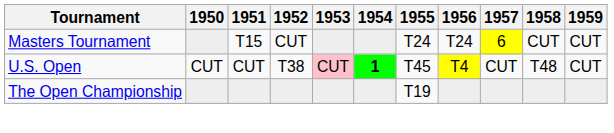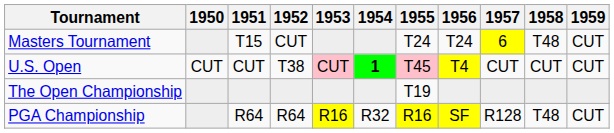(543, 42) CUT -> (546, 42) T48
(417, 67) no background -> (417, 67) pink background
(543, 67) T48 -> (546, 67) CUT
+ row: (76, 116)
